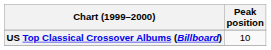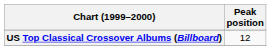(245, 38) 10 -> (245, 38) 12
